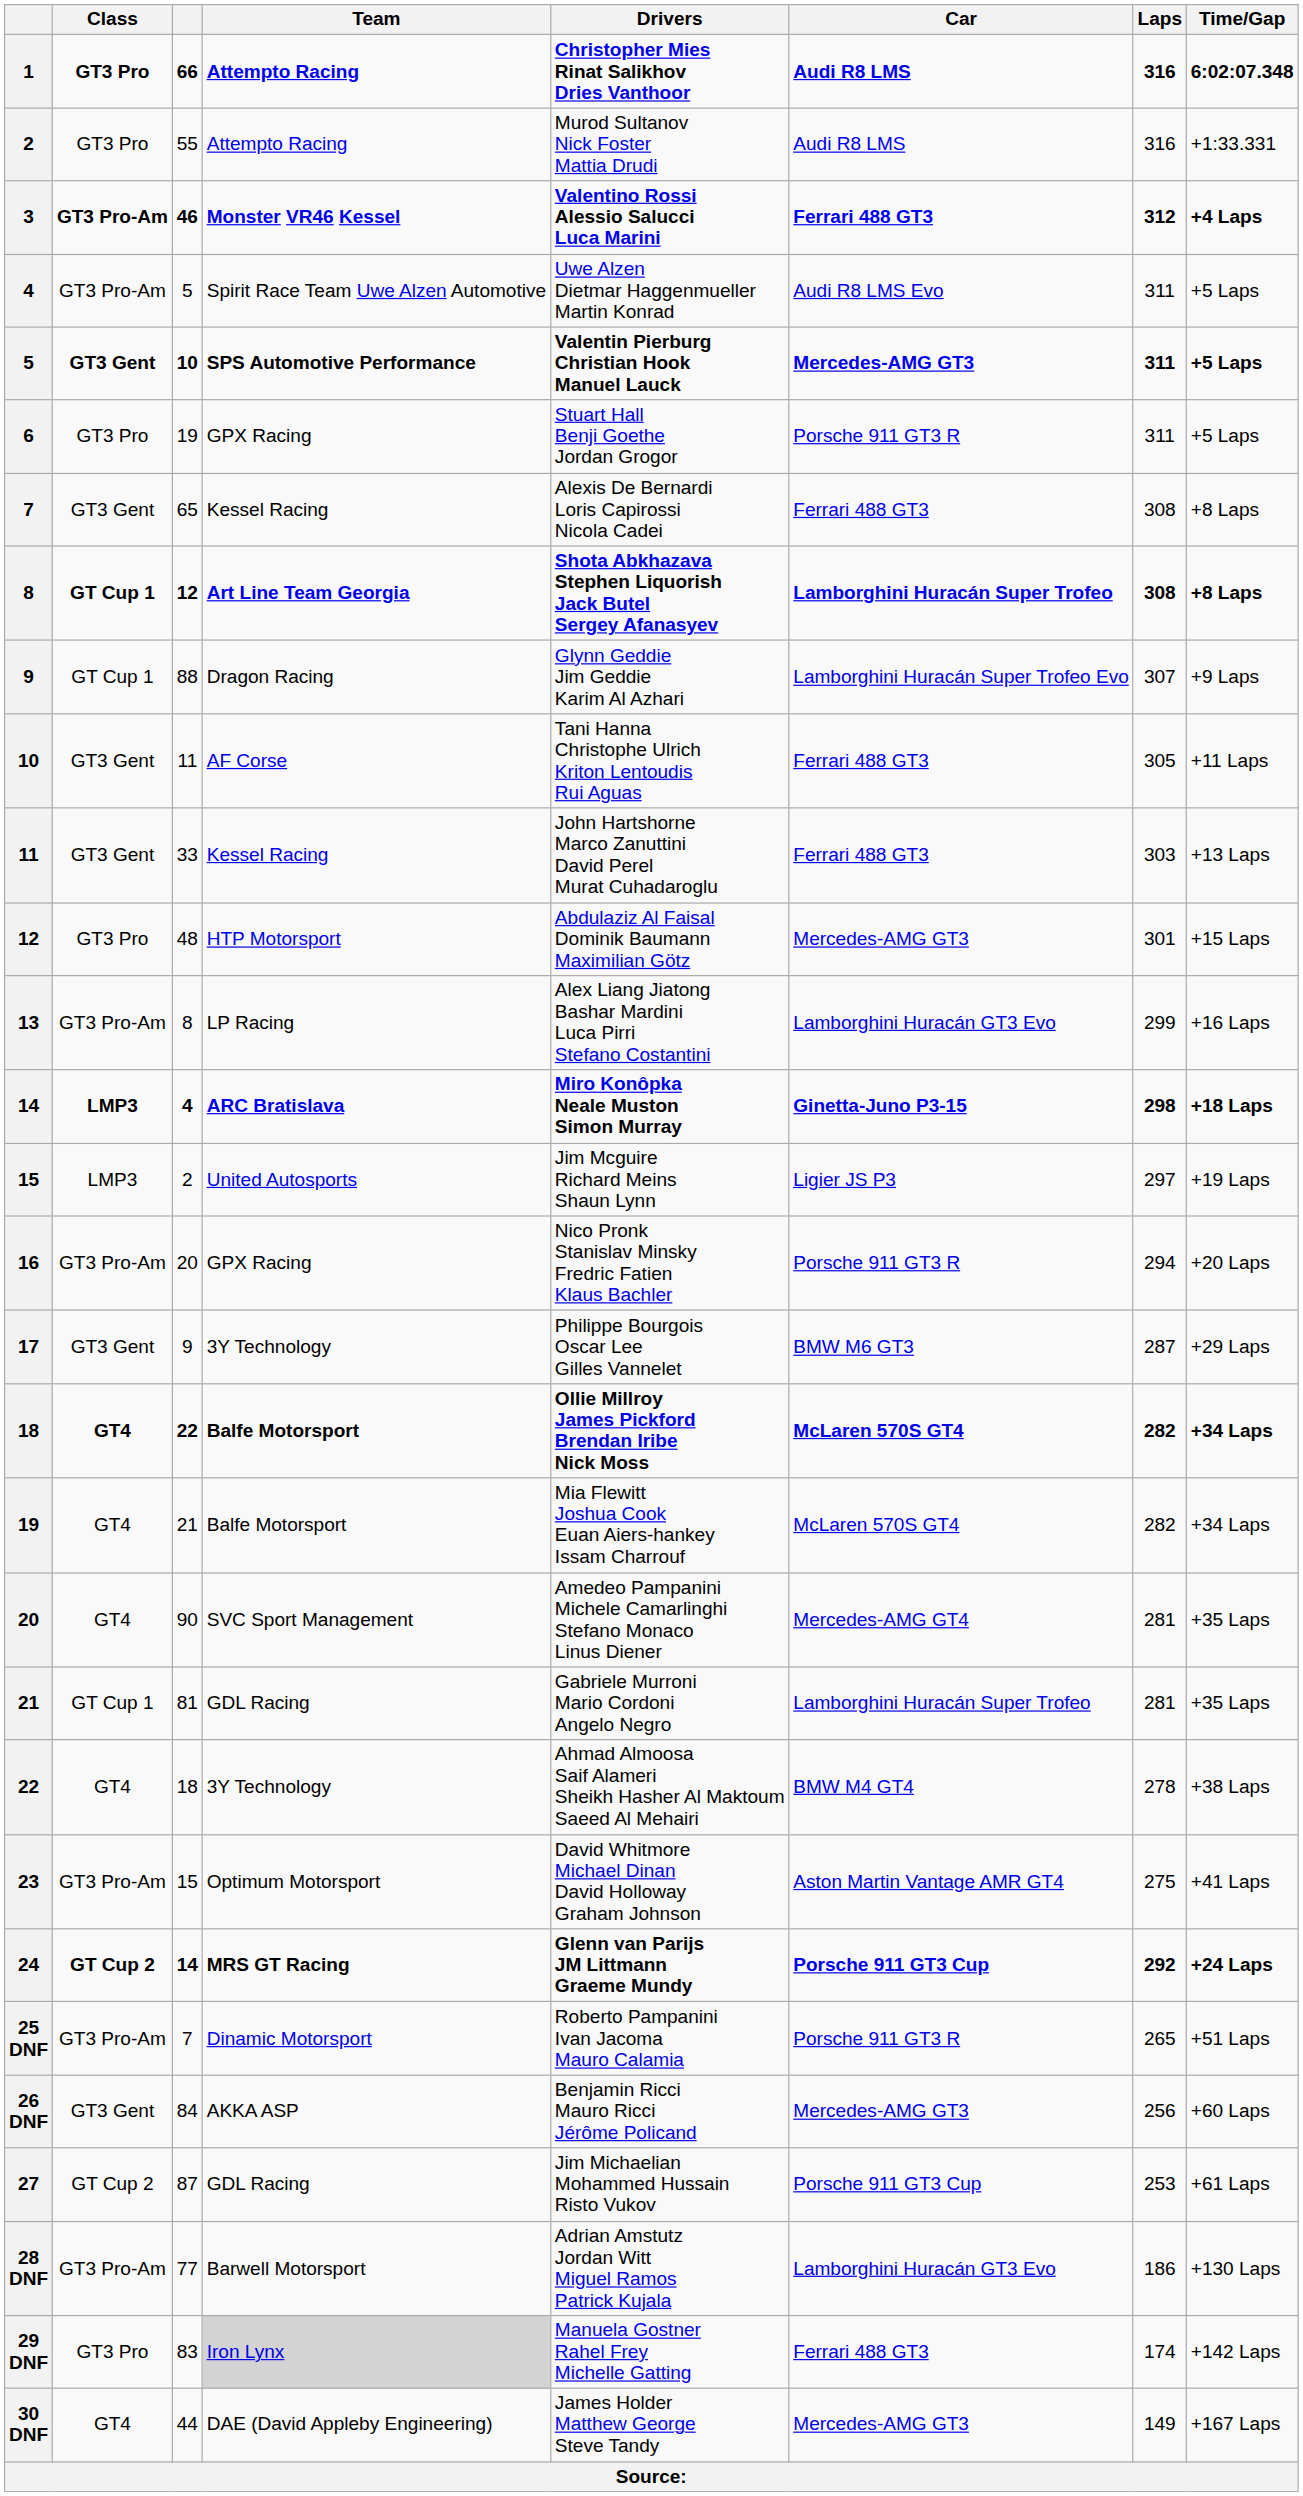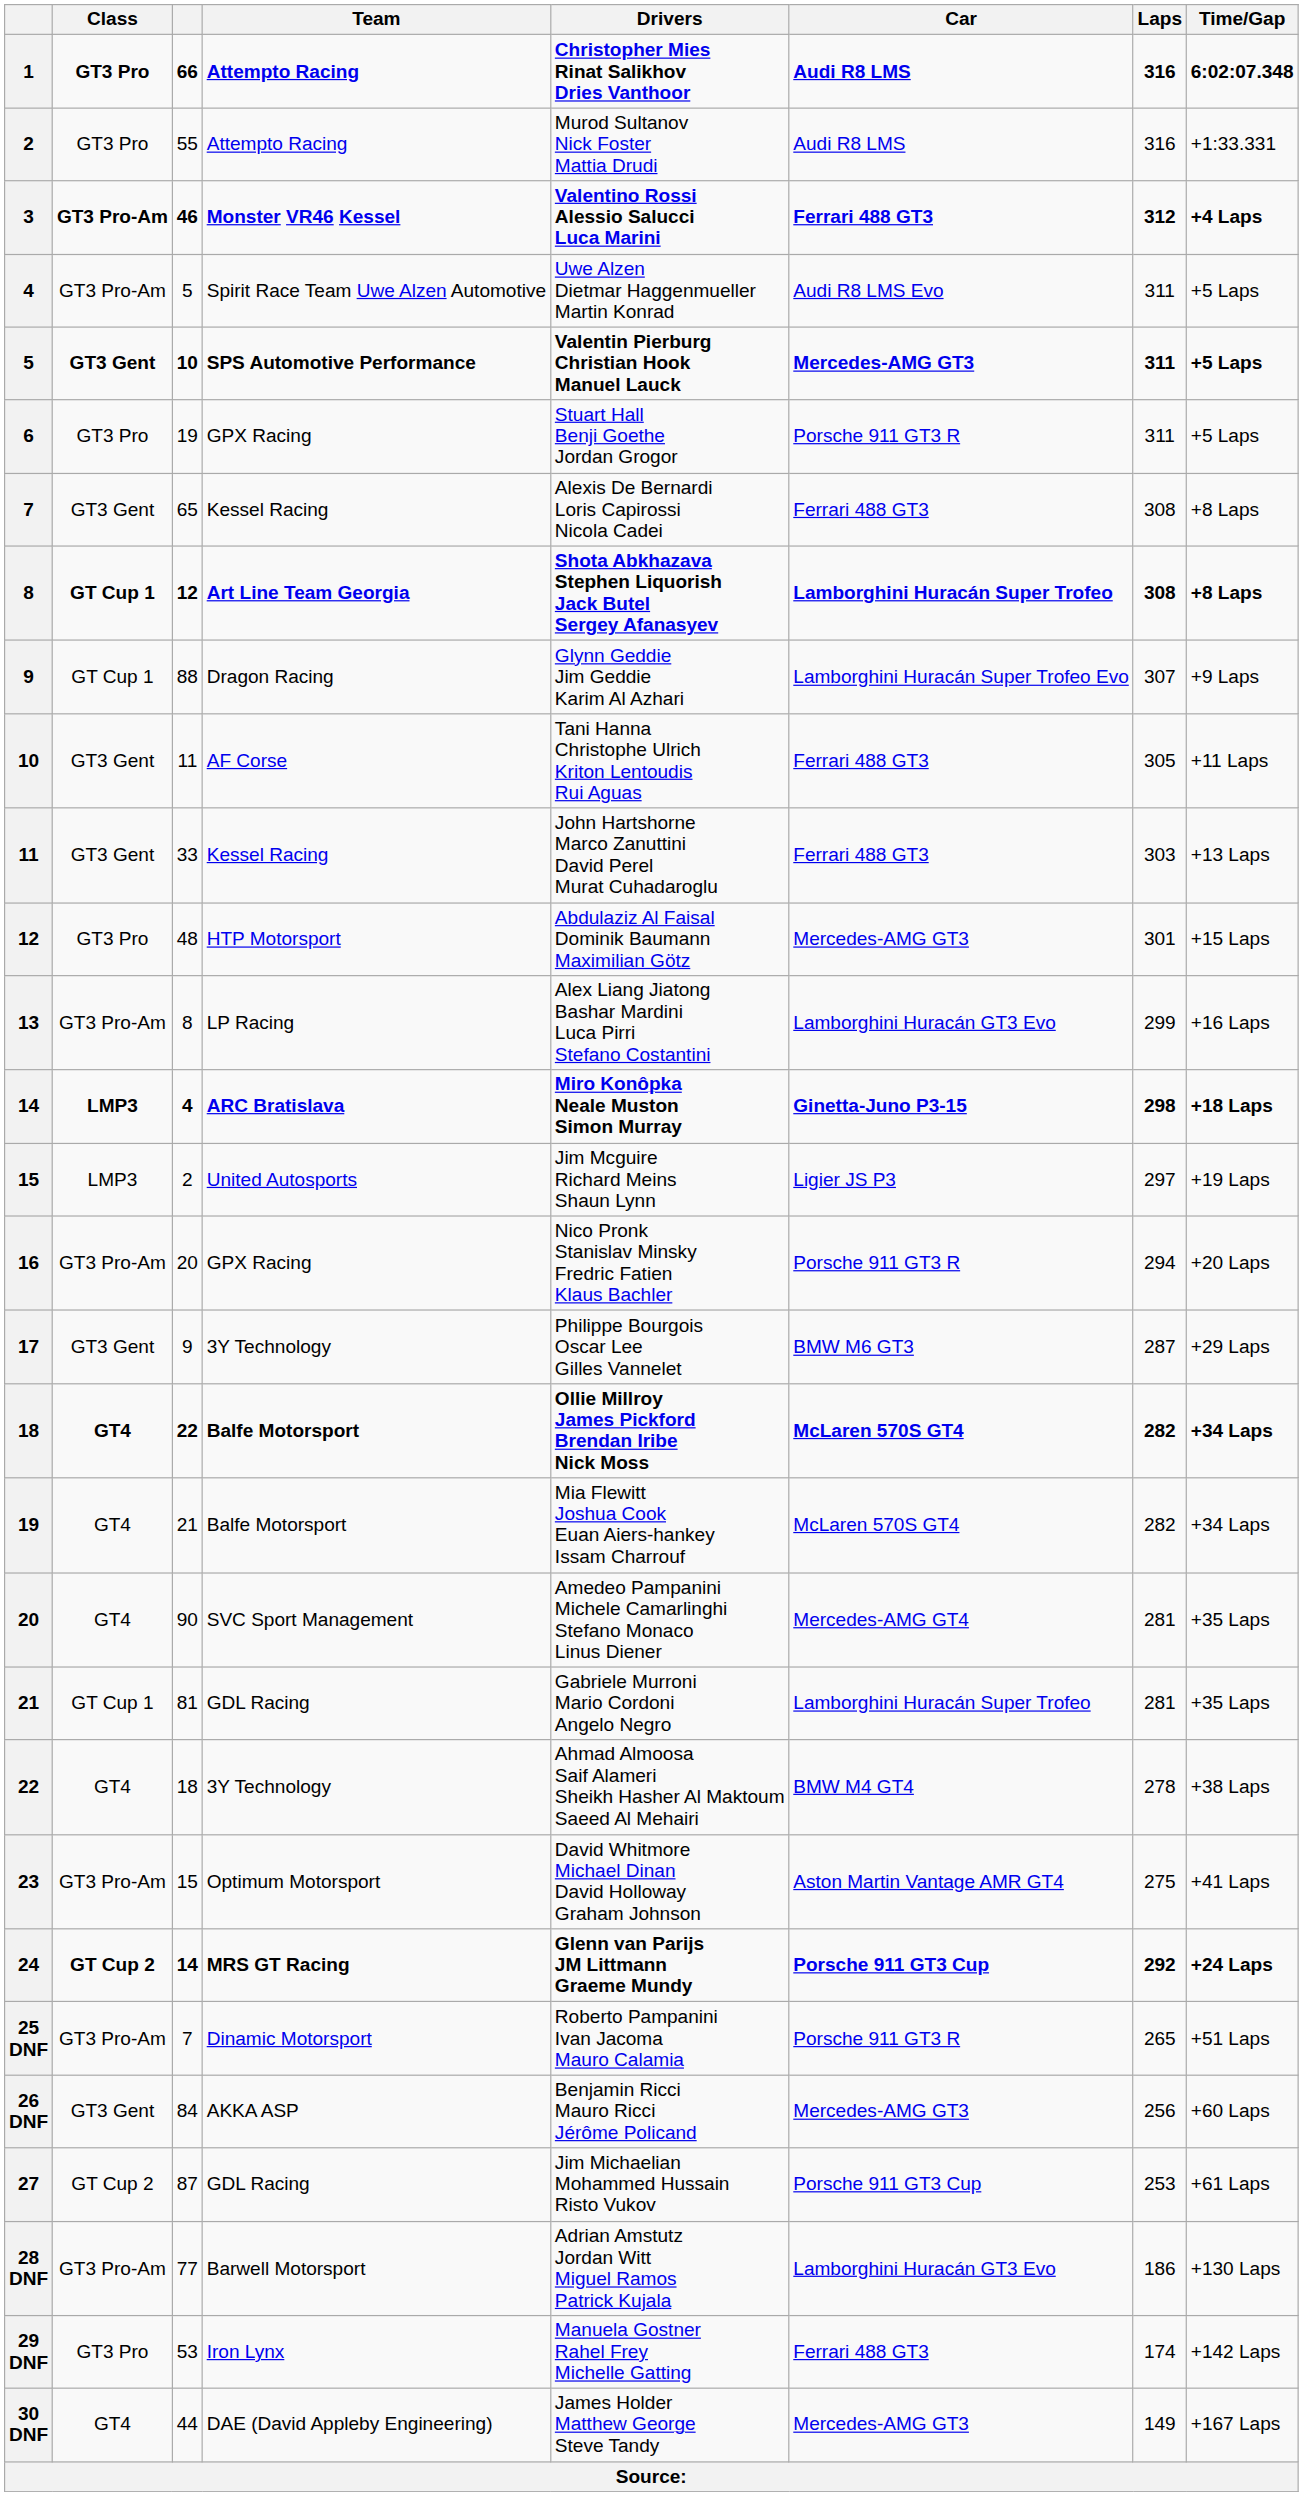(187, 2351) 83 -> (187, 2351) 53
(246, 2351) lightgrey background -> (246, 2351) no background
